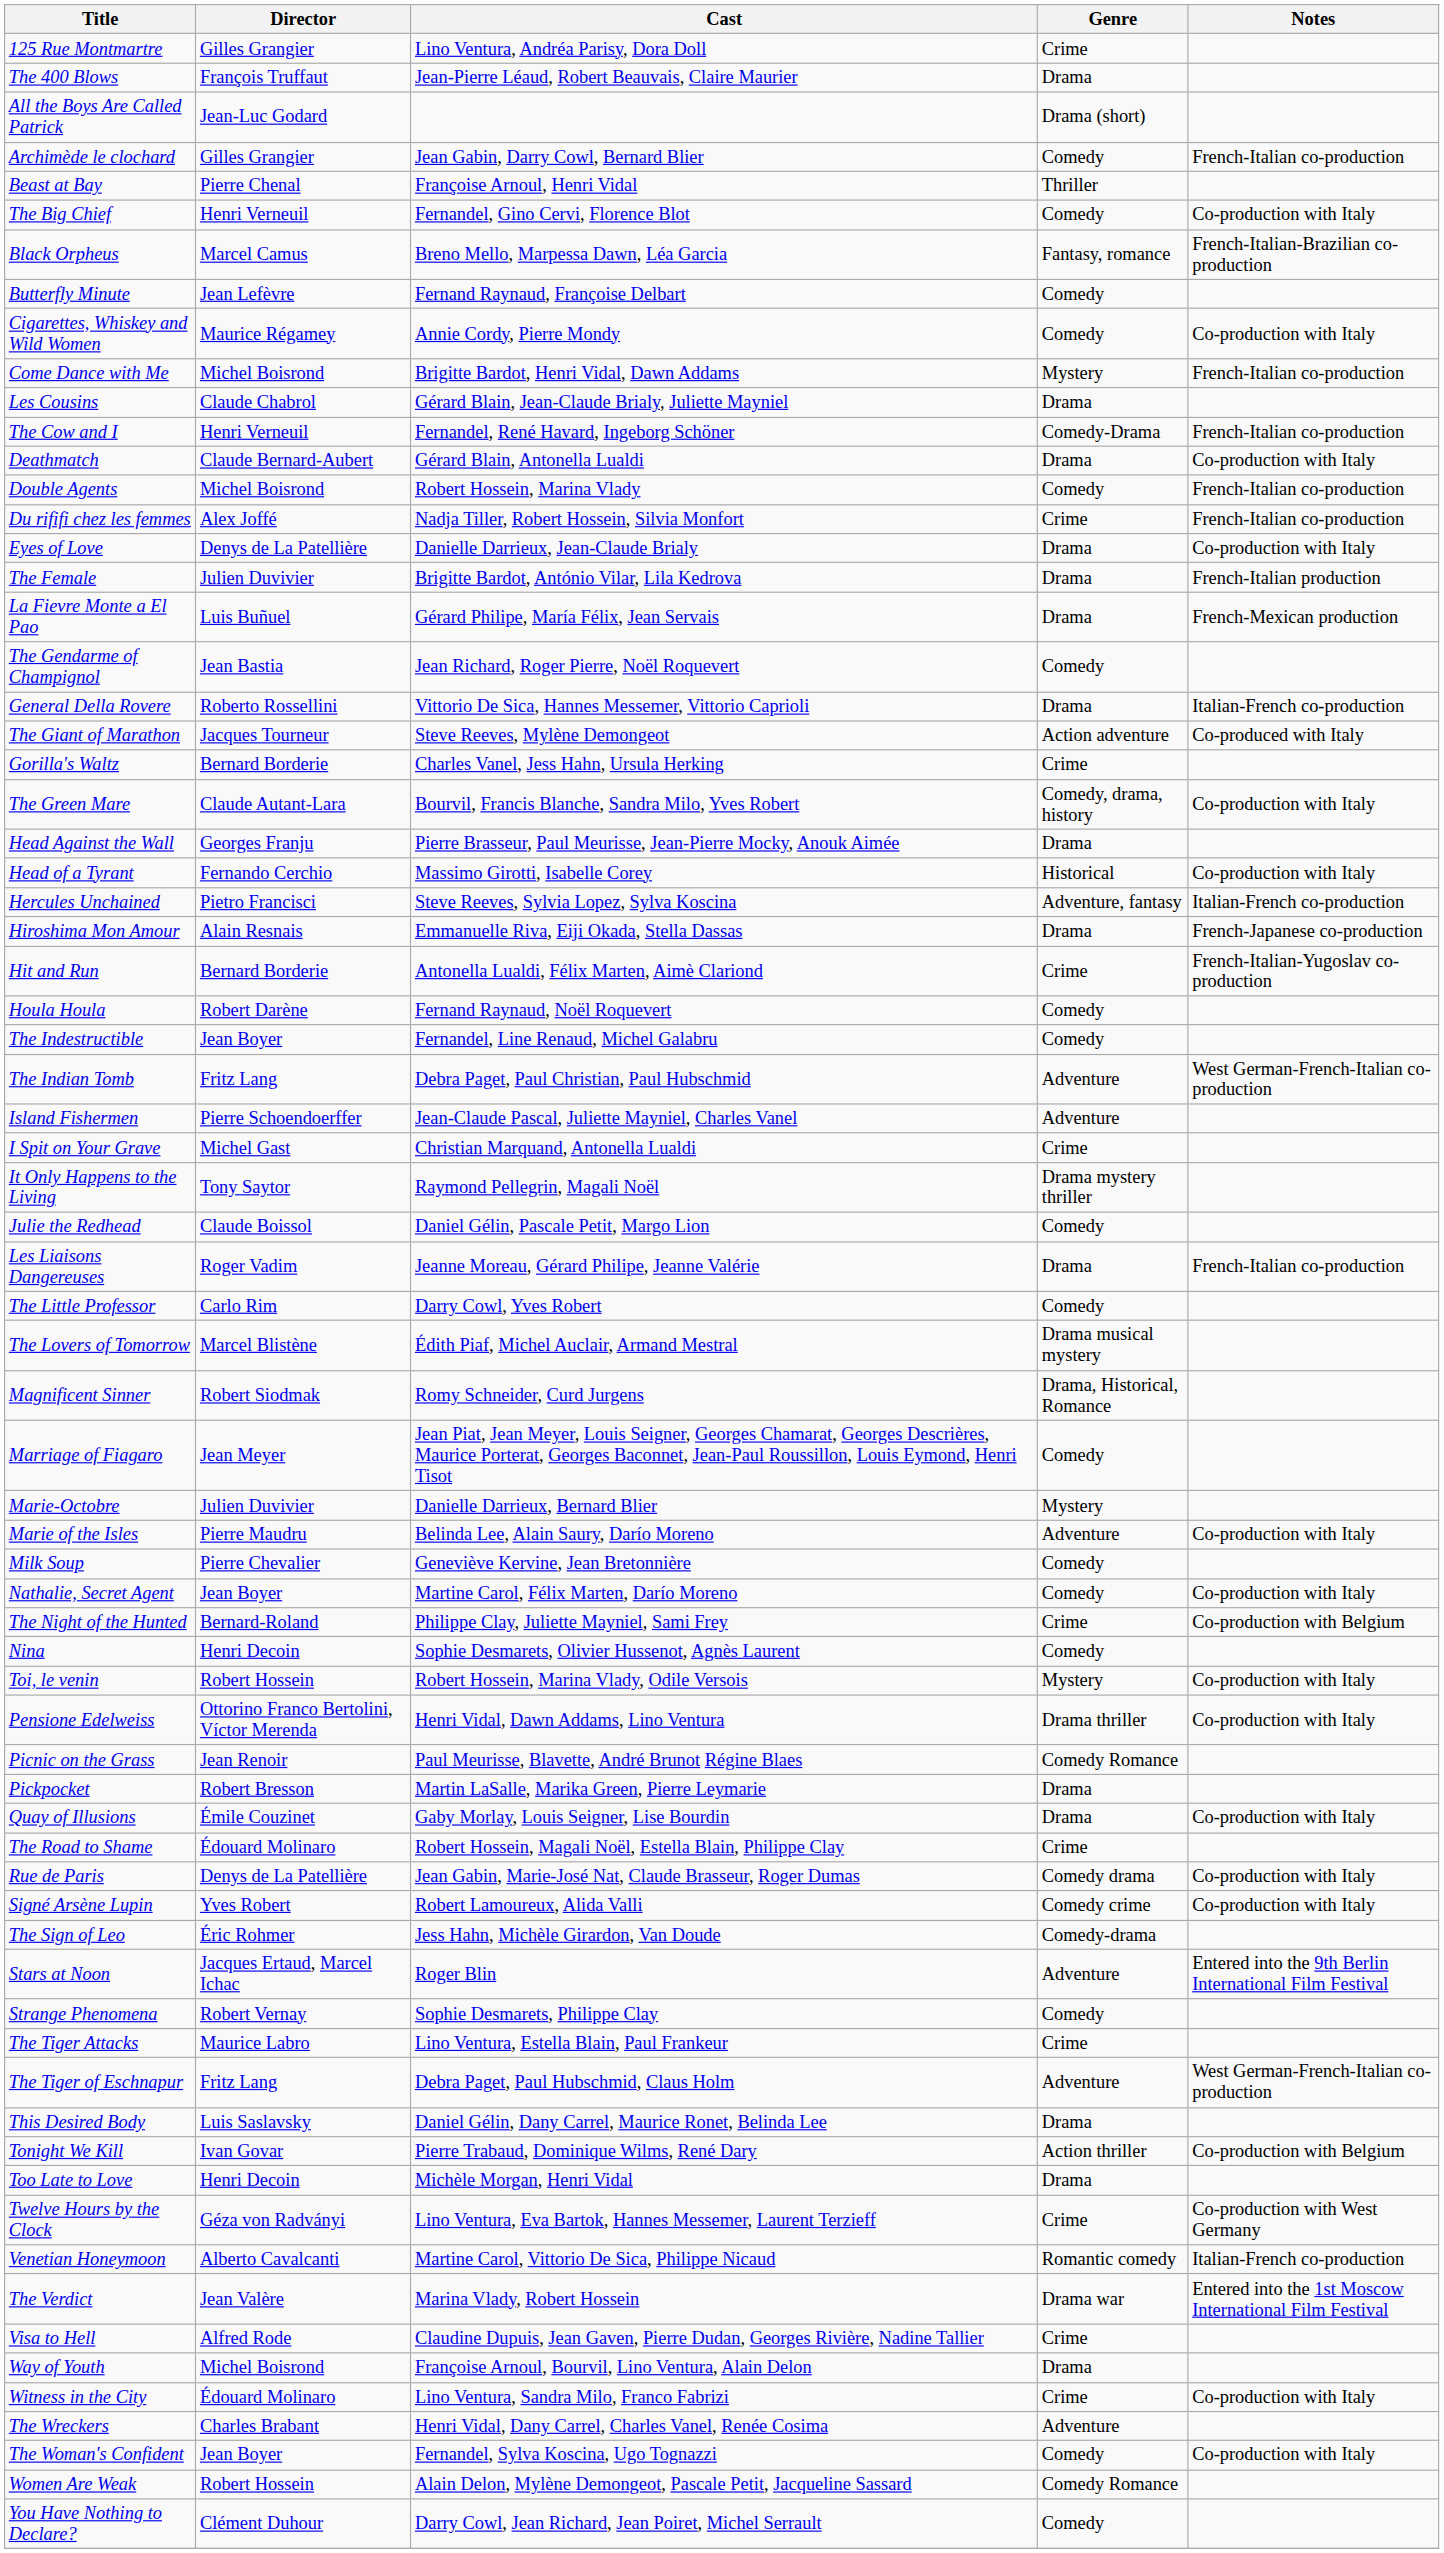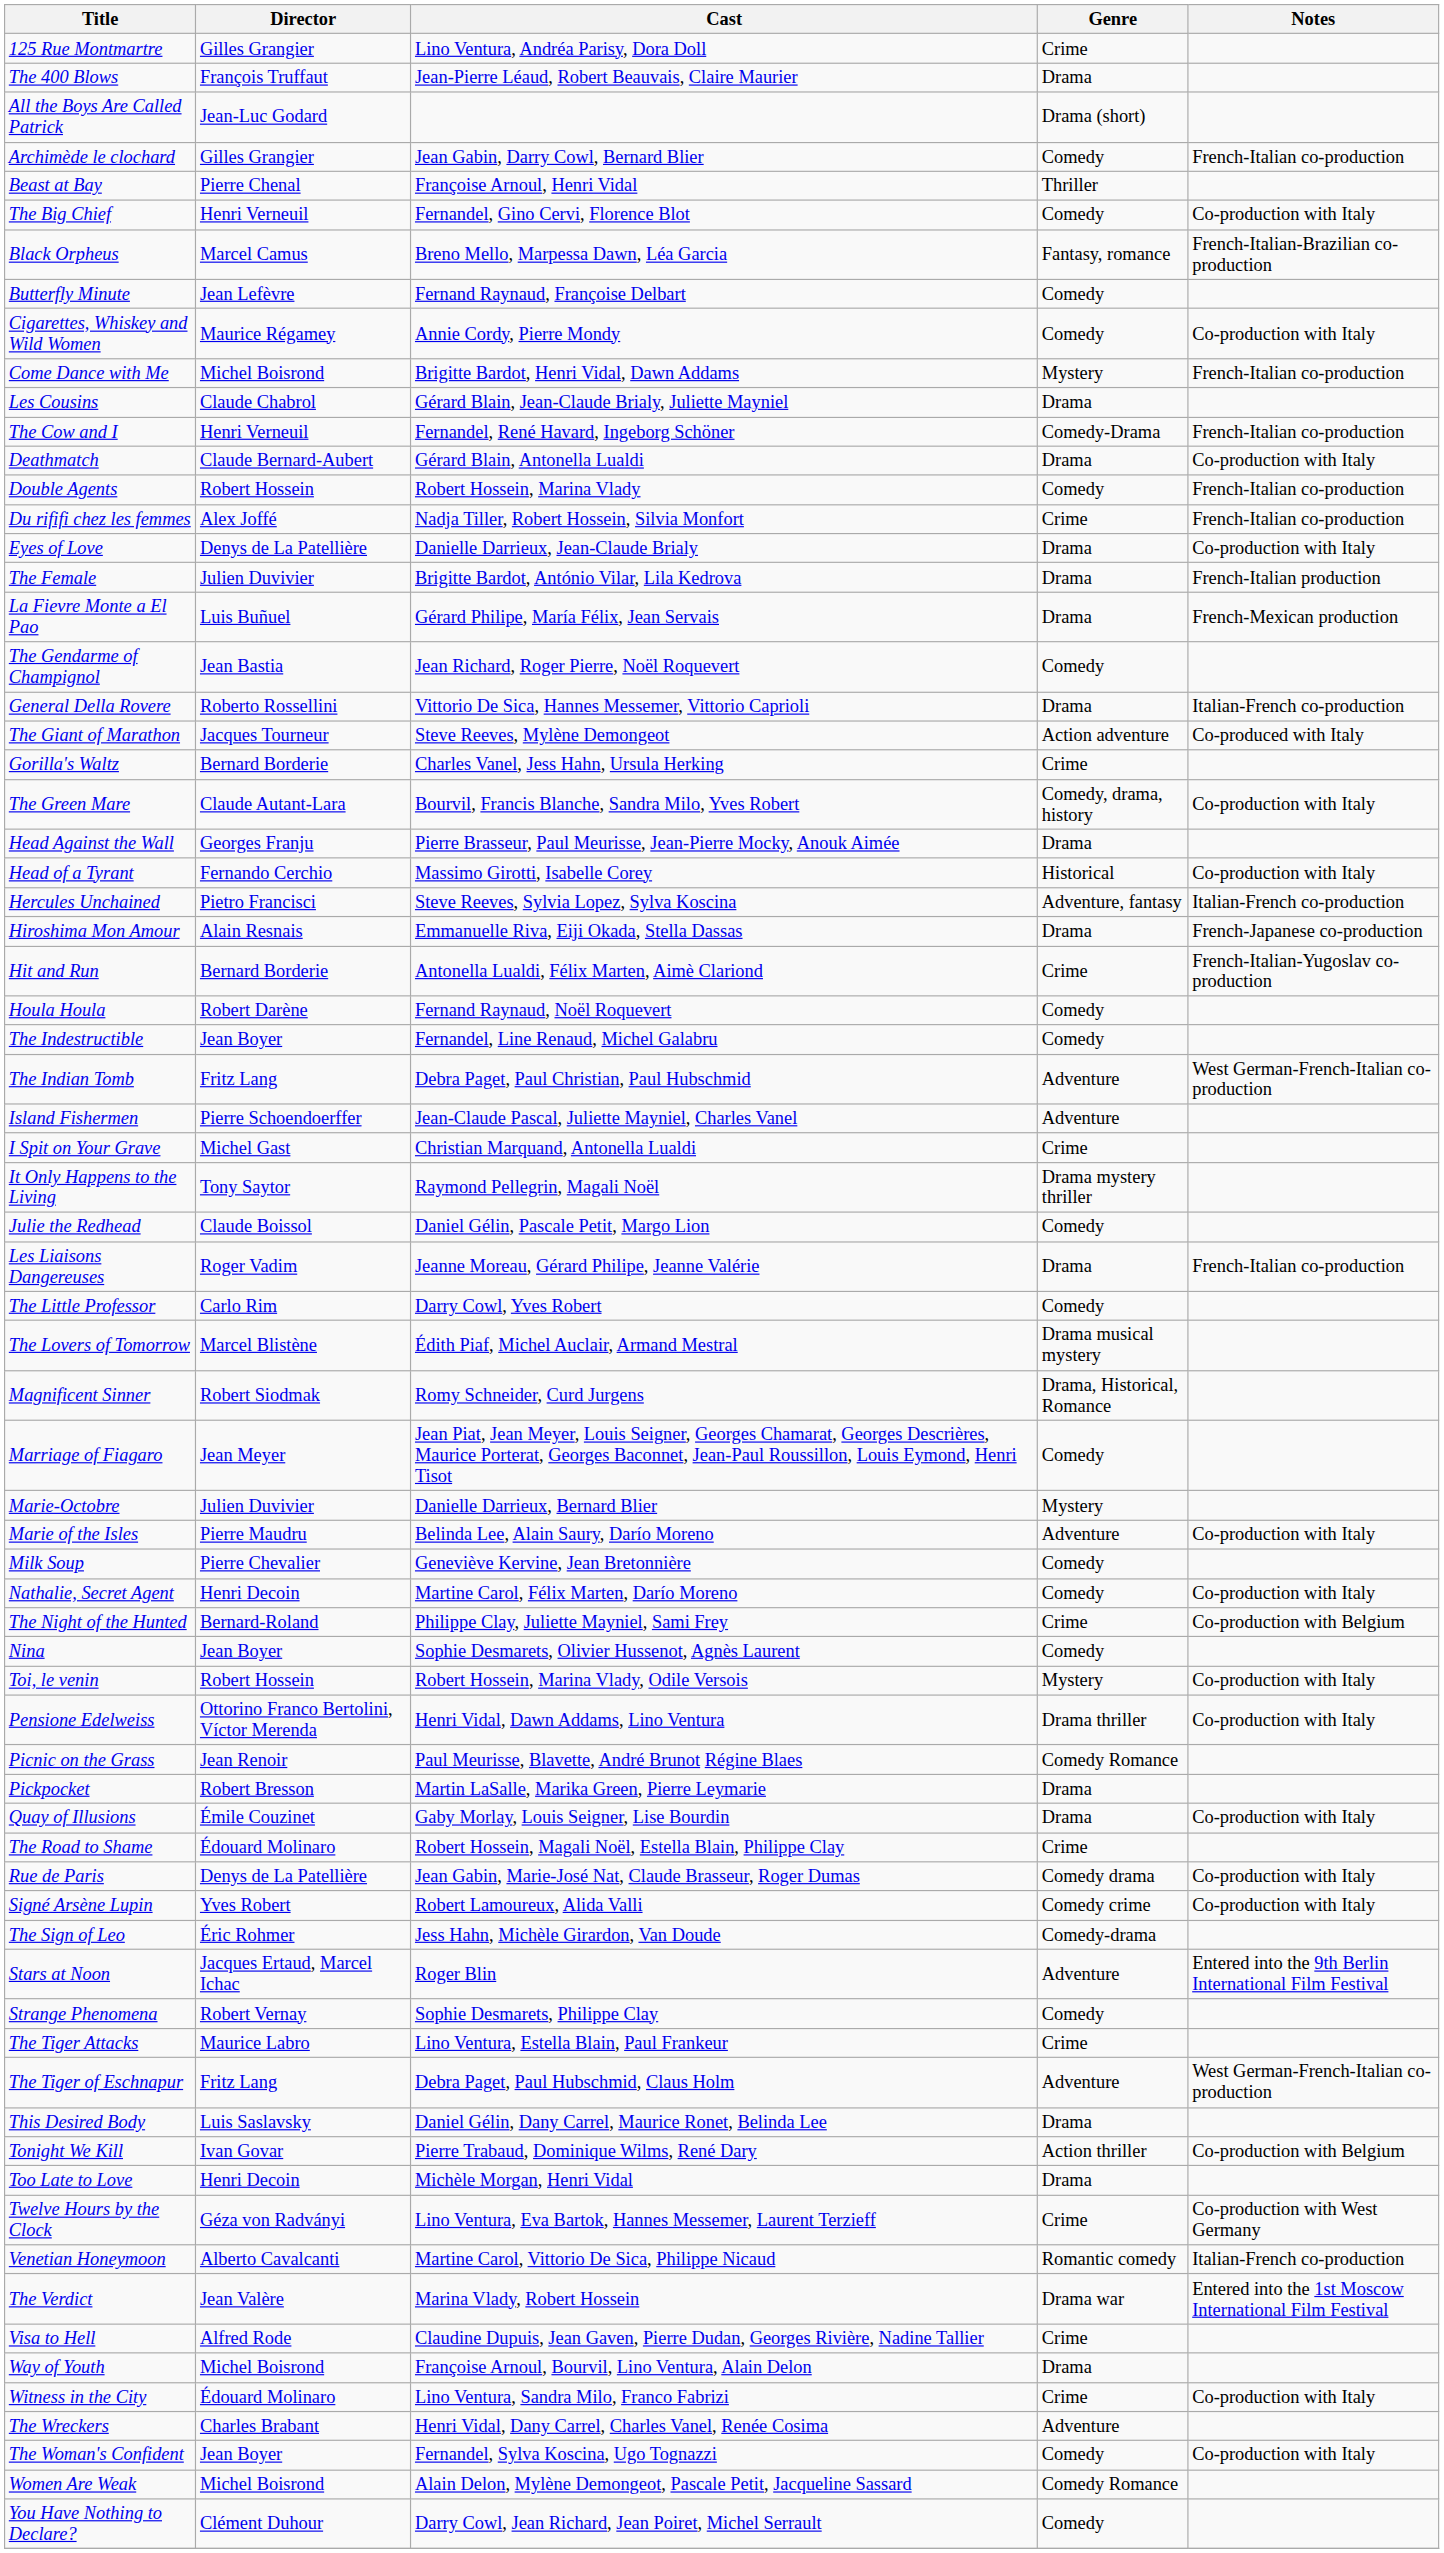(262, 489) Michel Boisrond -> (257, 489) Robert Hossein
(241, 1592) Jean Boyer -> (250, 1592) Henri Decoin
(250, 1651) Henri Decoin -> (241, 1651) Jean Boyer
(257, 2484) Robert Hossein -> (262, 2484) Michel Boisrond
